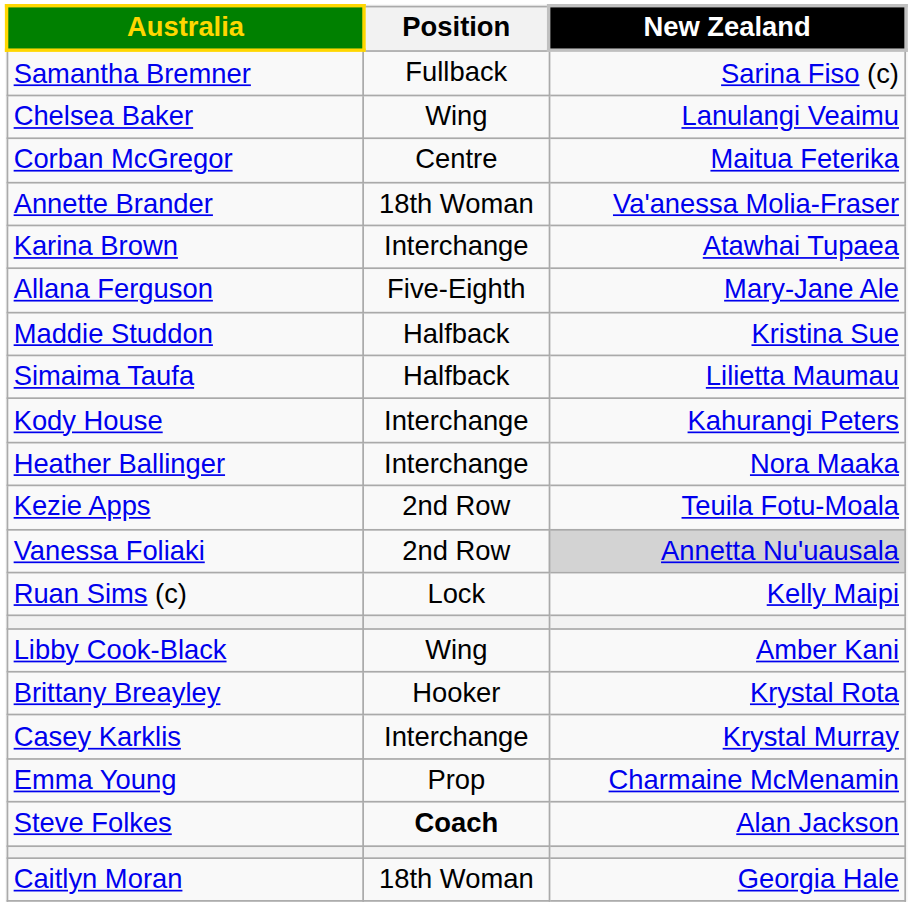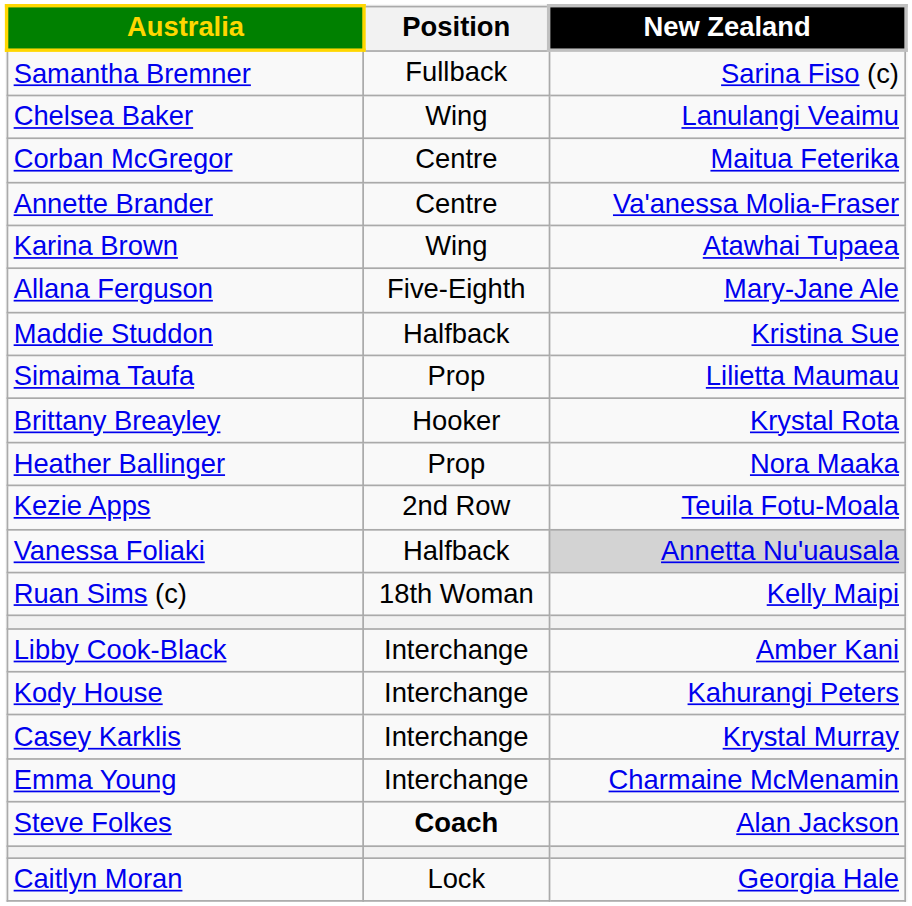(456, 203) 18th Woman -> (456, 203) Centre
(456, 246) Interchange -> (456, 246) Wing
(456, 376) Halfback -> (456, 376) Prop
rows swapped: (117, 693) <-> (88, 420)
(456, 463) Interchange -> (456, 463) Prop
(456, 550) 2nd Row -> (456, 550) Halfback
(456, 593) Lock -> (456, 593) 18th Woman
(456, 649) Wing -> (456, 649) Interchange
(456, 779) Prop -> (456, 779) Interchange
(456, 879) 18th Woman -> (456, 879) Lock
